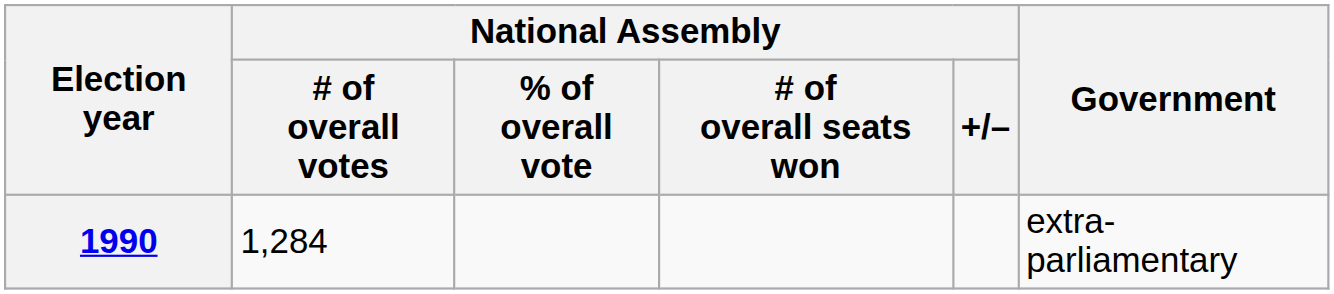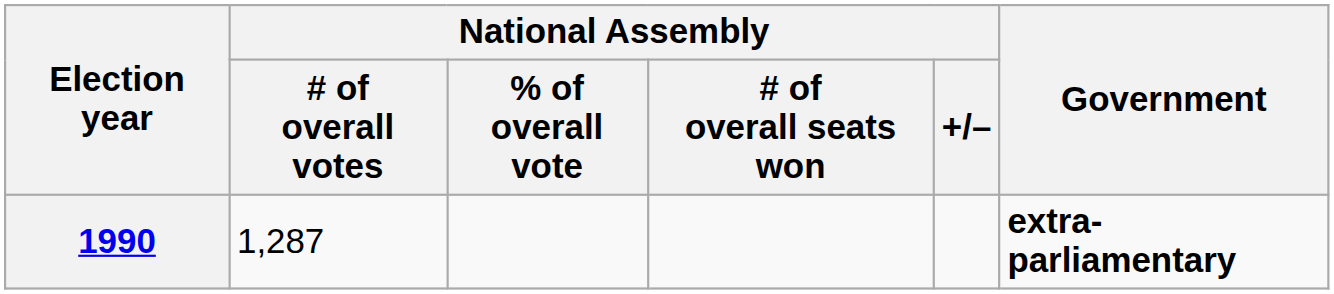(284, 240) 1,284 -> (281, 240) 1,287
(1132, 240) normal -> (1122, 240) bold
